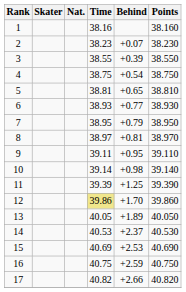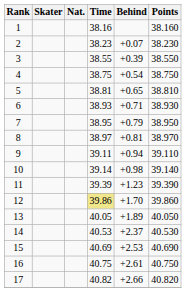(132, 106) +0.77 -> (132, 106) +0.71
(132, 153) +0.95 -> (132, 153) +0.94
(132, 185) +1.25 -> (132, 185) +1.23
(132, 264) +2.59 -> (132, 264) +2.61
